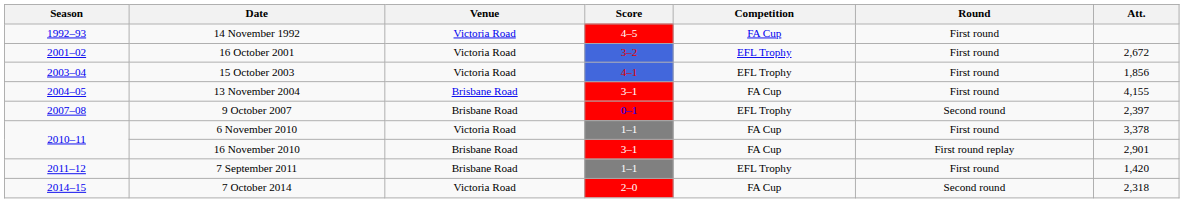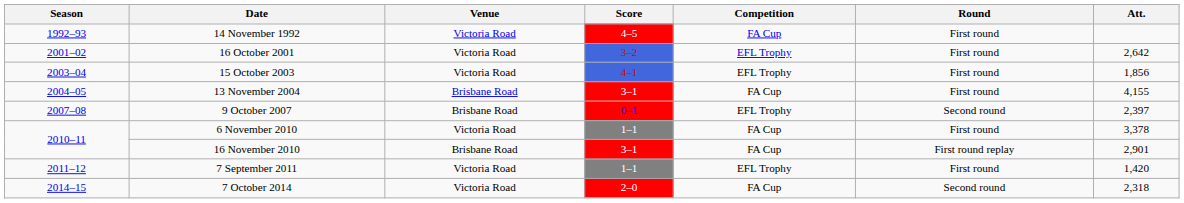(1136, 52) 2,672 -> (1136, 52) 2,642
(485, 168) Brisbane Road -> (485, 168) Victoria Road
